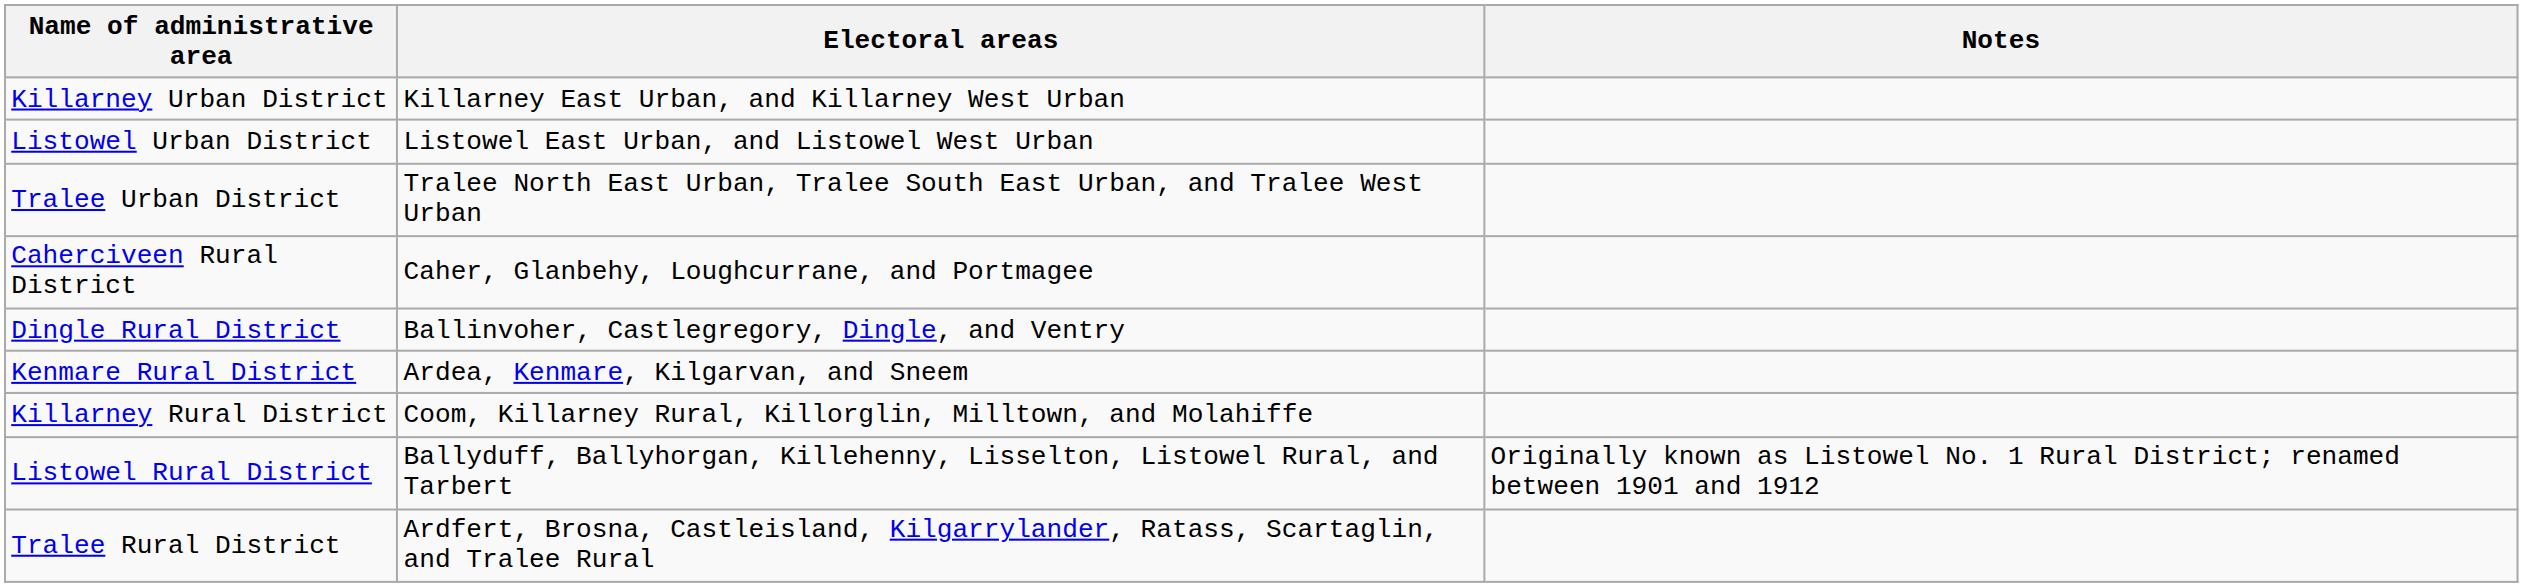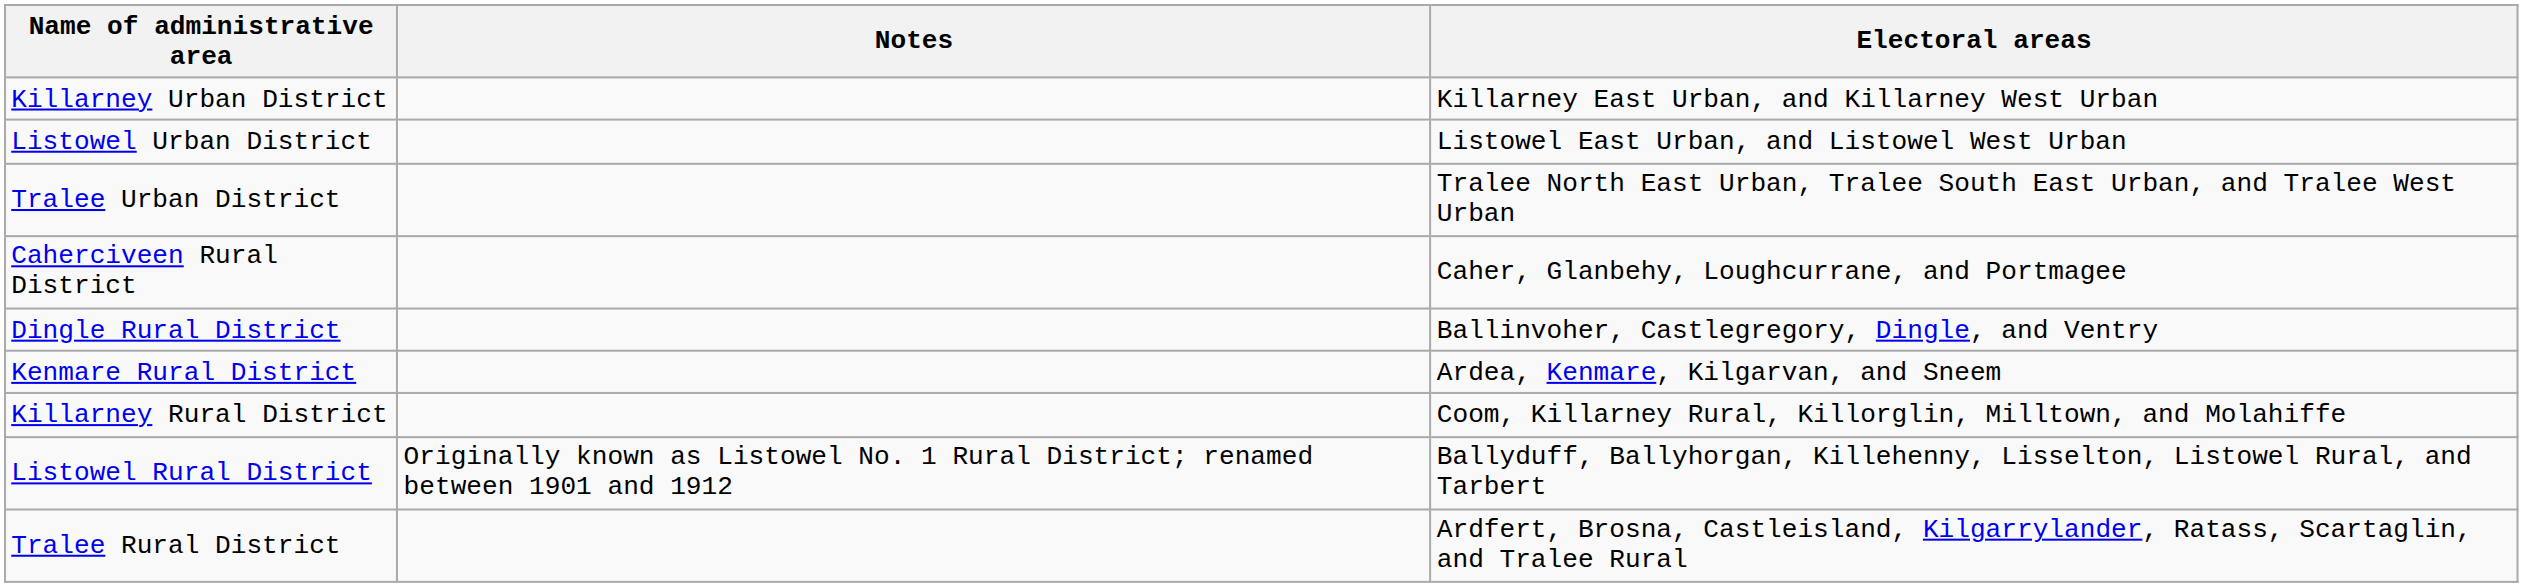columns swapped: (941, 41) <-> (2001, 41)
